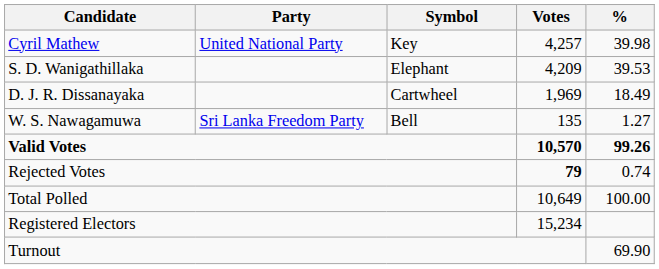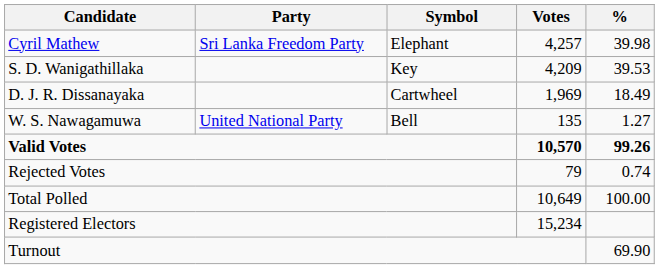(271, 43) United National Party -> (282, 43) Sri Lanka Freedom Party
(404, 43) Key -> (420, 43) Elephant
(420, 69) Elephant -> (404, 69) Key
(282, 120) Sri Lanka Freedom Party -> (271, 120) United National Party
(573, 172) bold -> (573, 172) normal
